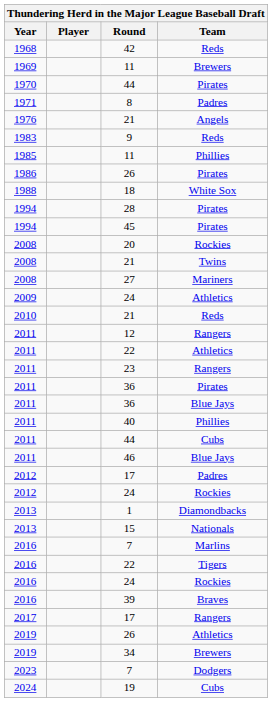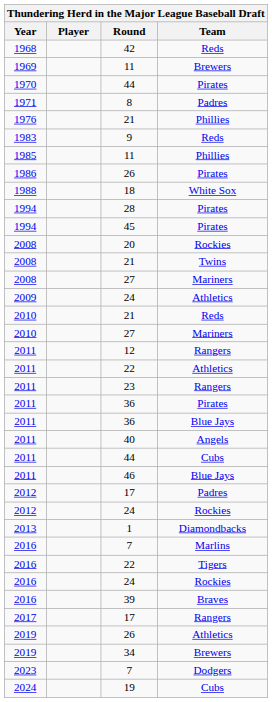(212, 119) Angels -> (212, 119) Phillies
+ row: (25, 333)
(212, 421) Phillies -> (212, 439) Angels
- row: (25, 528)
